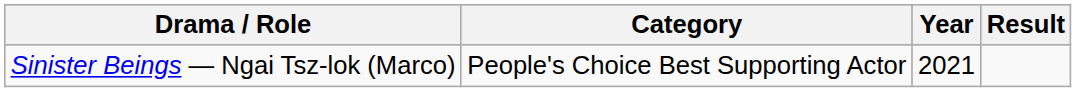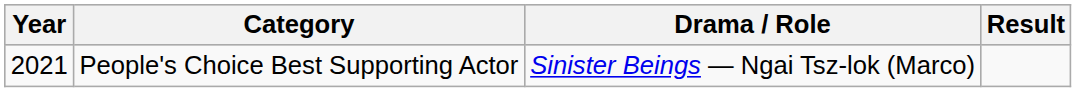columns swapped: (947, 24) <-> (233, 24)
